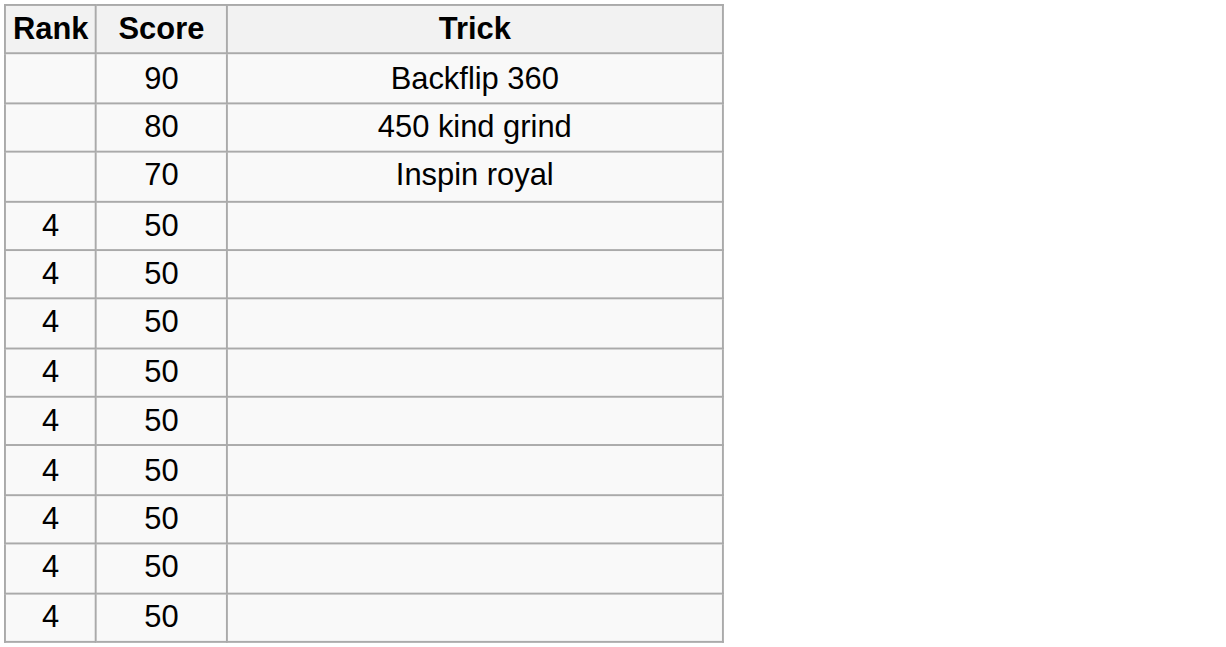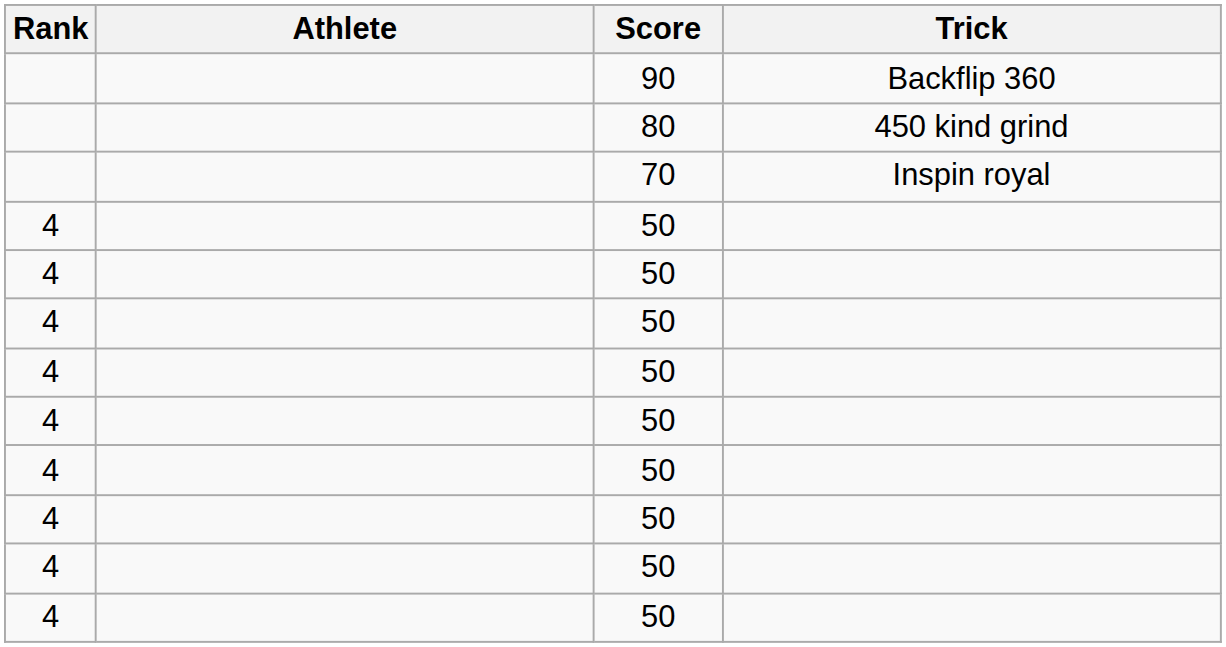+ column: (345, 28)
